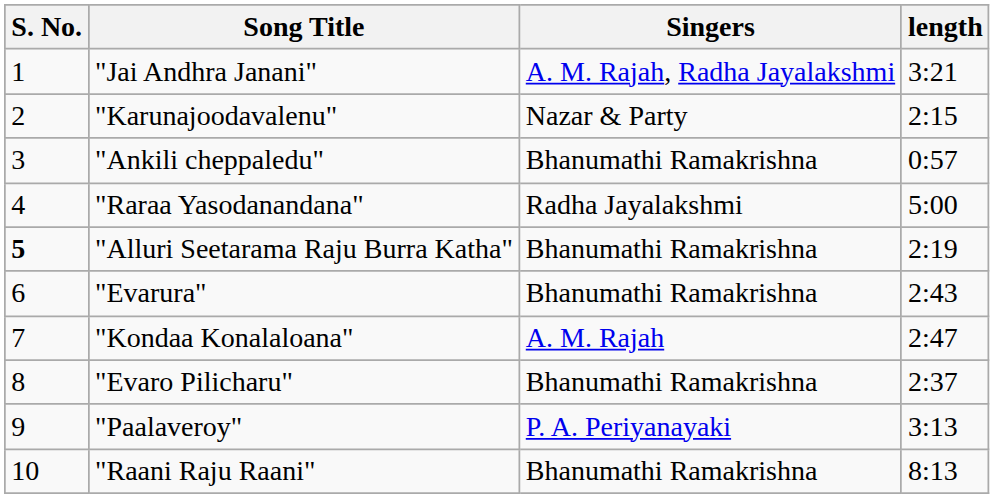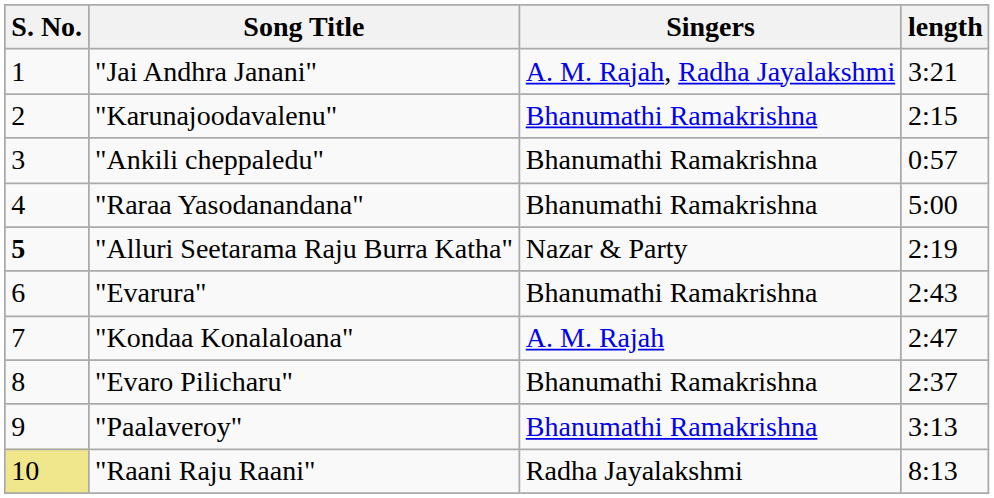(607, 115) Nazar & Party -> (672, 115) Bhanumathi Ramakrishna
(634, 204) Radha Jayalakshmi -> (672, 204) Bhanumathi Ramakrishna
(672, 248) Bhanumathi Ramakrishna -> (607, 248) Nazar & Party
(628, 426) P. A. Periyanayaki -> (672, 426) Bhanumathi Ramakrishna
(25, 470) no background -> (25, 470) khaki background
(672, 470) Bhanumathi Ramakrishna -> (634, 470) Radha Jayalakshmi
